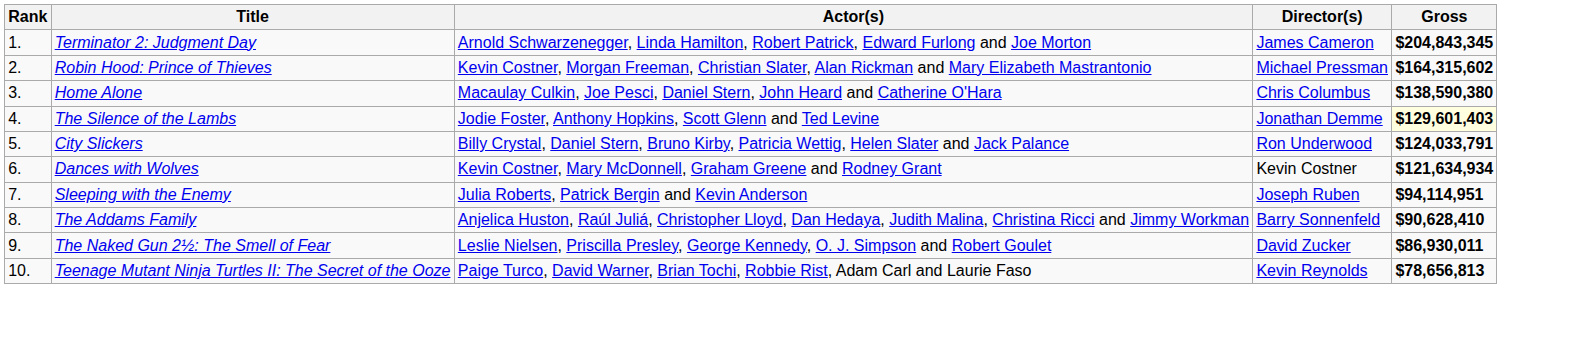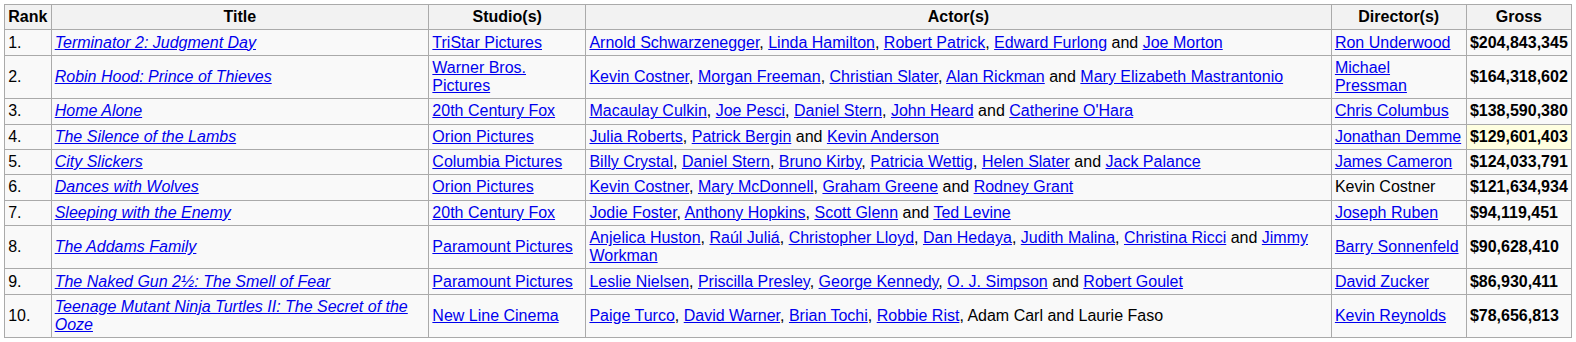+ column: (507, 17)
(1315, 42) James Cameron -> (1393, 42) Ron Underwood
(1444, 67) $164,315,602 -> (1519, 76) $164,318,602
(668, 118) Jodie Foster, Anthony Hopkins, Scott Glenn and Ted Levine -> (764, 136) Julia Roberts, Patrick Bergin and Kevin Anderson
(1314, 144) Ron Underwood -> (1394, 162) James Cameron
(633, 194) Julia Roberts, Patrick Bergin and Kevin Anderson -> (800, 212) Jodie Foster, Anthony Hopkins, Scott Glenn and Ted Levine
(1439, 194) $94,114,951 -> (1514, 212) $94,119,451
(1439, 245) $86,930,011 -> (1514, 281) $86,930,411
